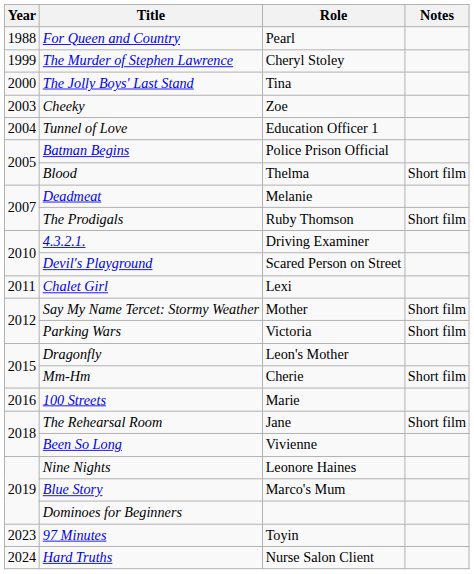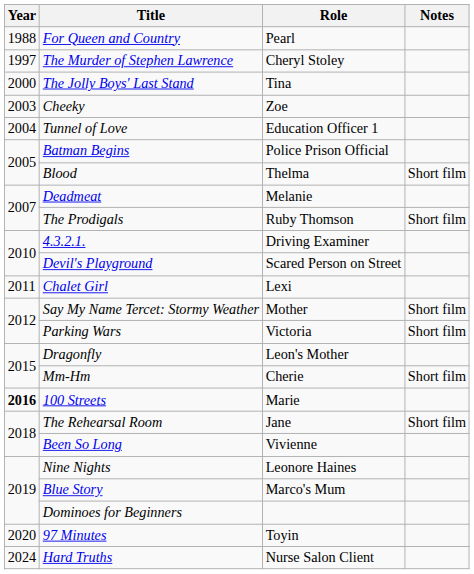(22, 60) 1999 -> (22, 60) 1997
(22, 399) normal -> (22, 399) bold
(22, 535) 2023 -> (22, 535) 2020
